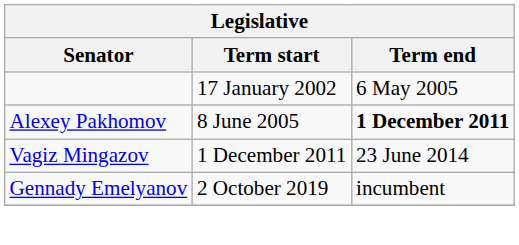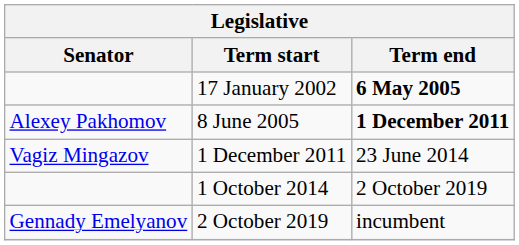(407, 88) normal -> (408, 88) bold
+ row: (263, 188)
